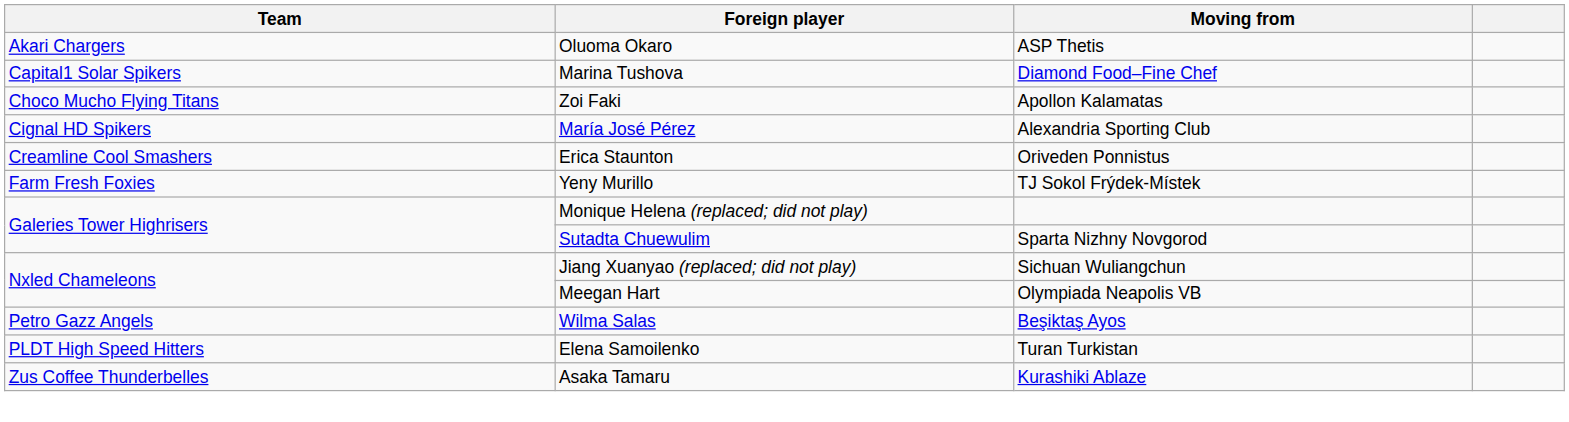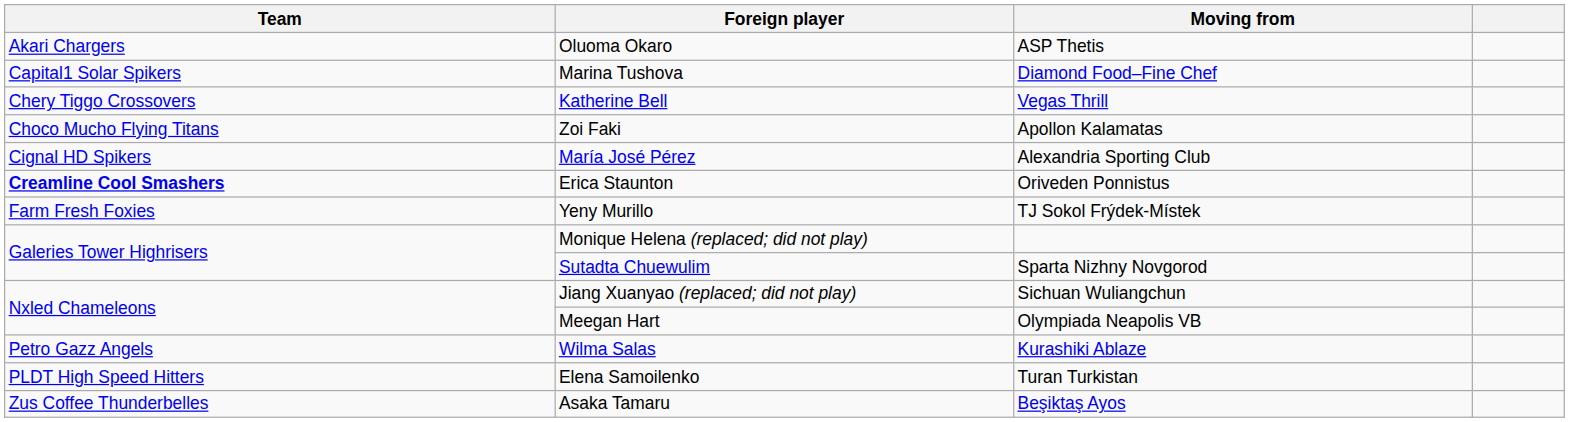+ row: (613, 101)
(110, 156) normal -> (117, 184) bold
(1072, 322) Beşiktaş Ayos -> (1082, 349) Kurashiki Ablaze
(1082, 377) Kurashiki Ablaze -> (1072, 404) Beşiktaş Ayos
